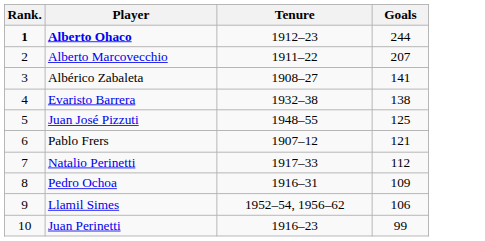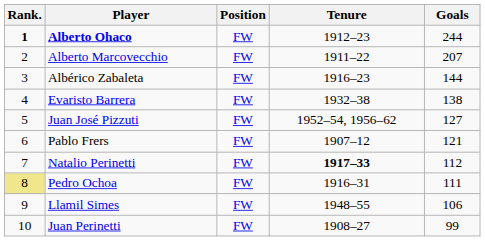+ column: (243, 15)
(295, 78) 1908–27 -> (347, 78) 1916–23
(400, 78) 141 -> (452, 78) 144
(295, 120) 1948–55 -> (347, 120) 1952–54, 1956–62
(400, 120) 125 -> (452, 120) 127
(295, 162) normal -> (347, 162) bold
(25, 183) no background -> (25, 183) khaki background
(400, 183) 109 -> (452, 183) 111
(295, 204) 1952–54, 1956–62 -> (347, 204) 1948–55
(295, 225) 1916–23 -> (347, 225) 1908–27
